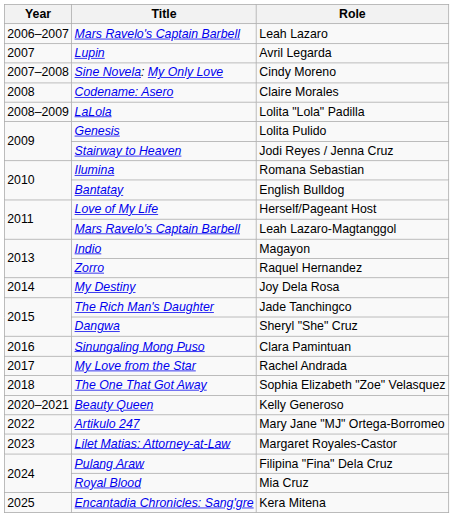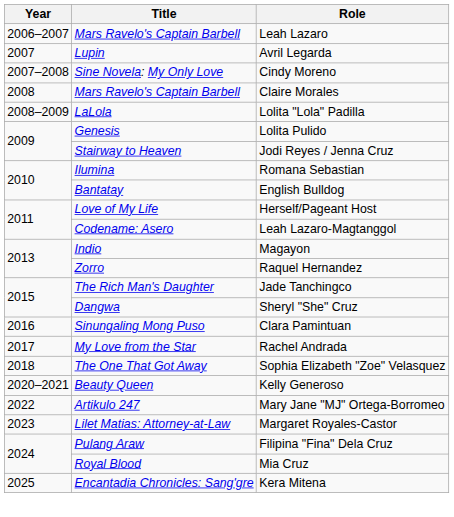(124, 92) Codename: Asero -> (157, 92) Mars Ravelo's Captain Barbell
(157, 229) Mars Ravelo's Captain Barbell -> (124, 229) Codename: Asero
- row: (299, 287)
